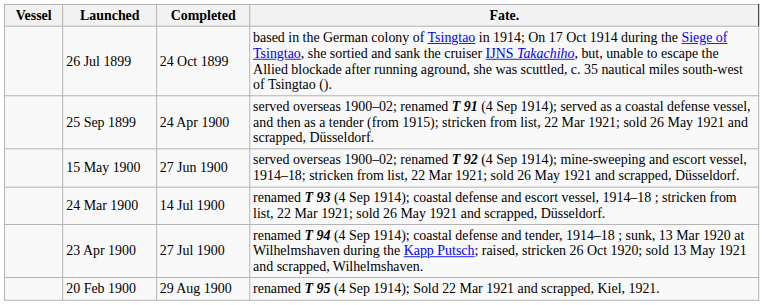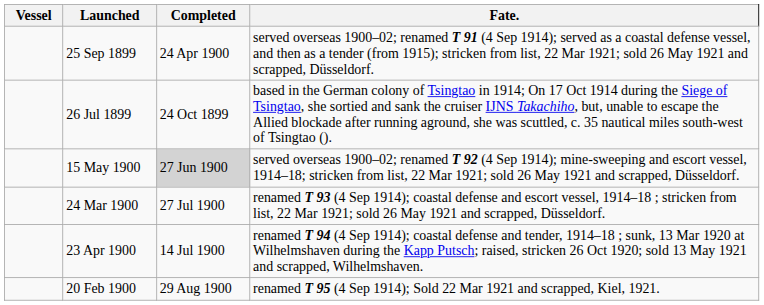rows swapped: (99, 61) <-> (101, 122)
(194, 167) no background -> (194, 167) lightgrey background
(192, 205) 14 Jul 1900 -> (192, 205) 27 Jul 1900
(192, 251) 27 Jul 1900 -> (192, 251) 14 Jul 1900
